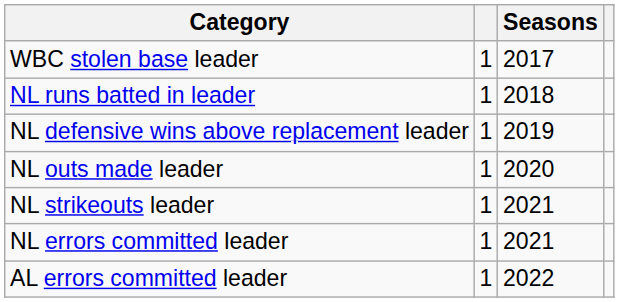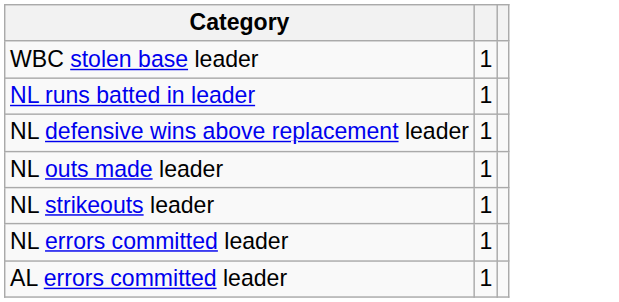- column: (550, 22)
